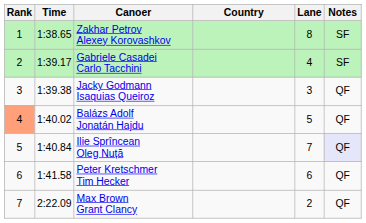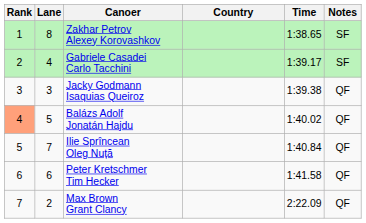columns swapped: (309, 12) <-> (54, 12)
(343, 147) lavender background -> (343, 147) no background
